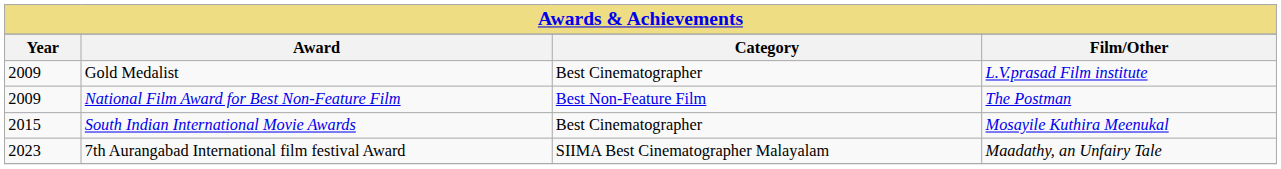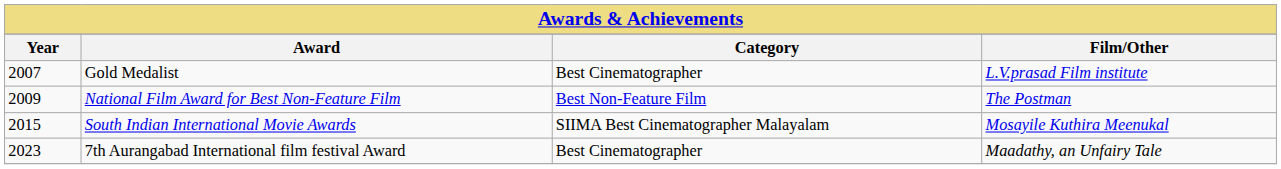(25, 73) 2009 -> (25, 73) 2007
(629, 125) Best Cinematographer -> (692, 125) SIIMA Best Cinematographer Malayalam
(692, 150) SIIMA Best Cinematographer Malayalam -> (629, 150) Best Cinematographer
